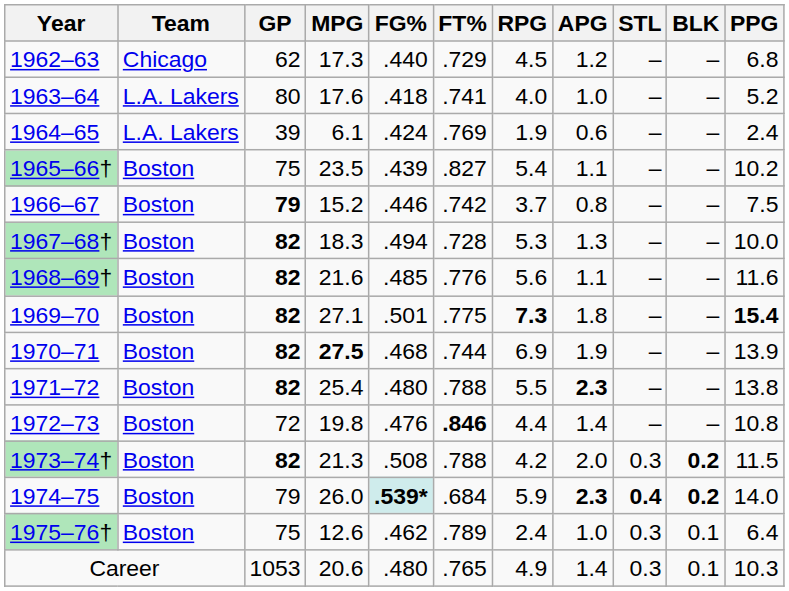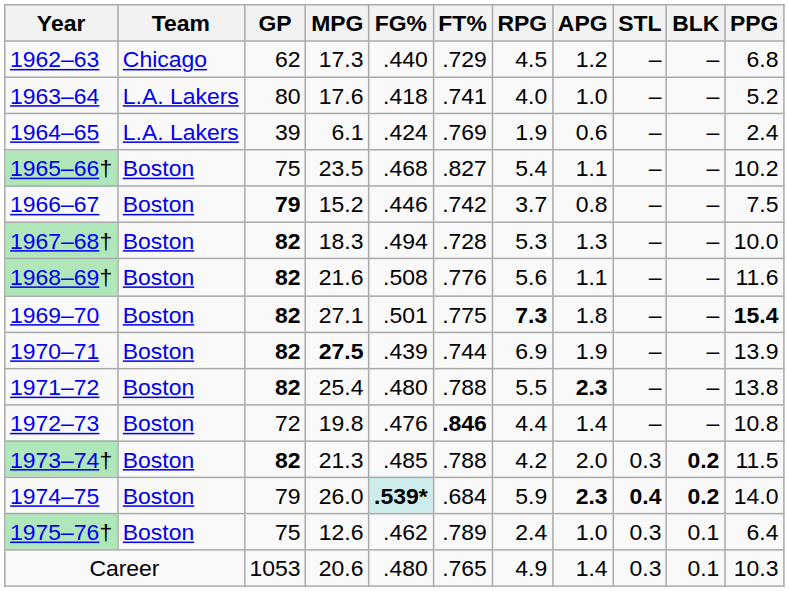(405, 168) .439 -> (405, 168) .468
(405, 277) .485 -> (405, 277) .508
(405, 350) .468 -> (405, 350) .439
(405, 459) .508 -> (405, 459) .485
